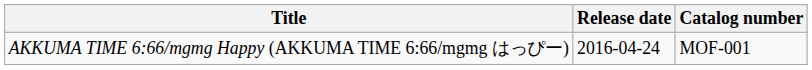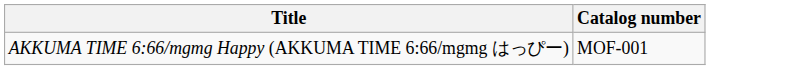- column: (624, 18)
